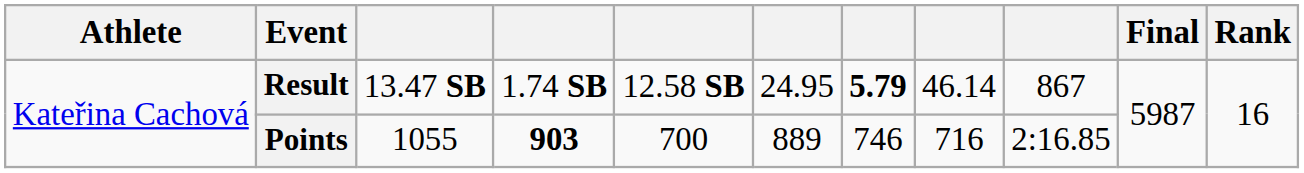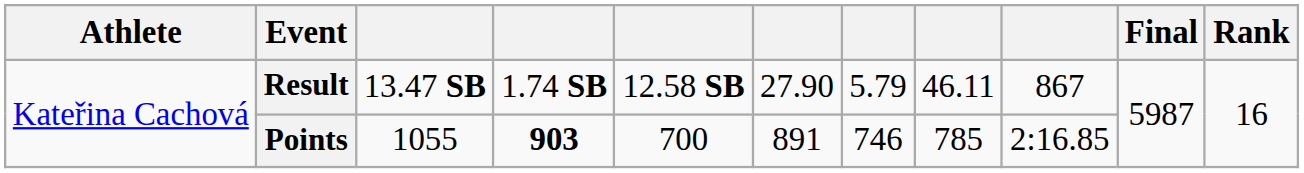(797, 86) 24.95 -> (797, 86) 27.90
(878, 86) bold -> (878, 86) normal
(959, 86) 46.14 -> (958, 86) 46.11
(797, 140) 889 -> (797, 140) 891
(959, 140) 716 -> (958, 140) 785
